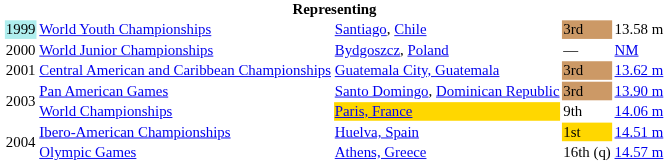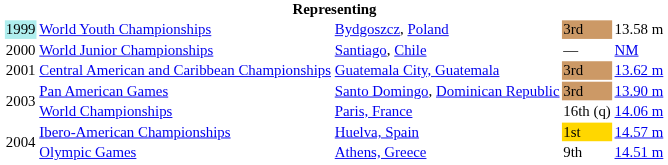(381, 29) Santiago, Chile -> (392, 29) Bydgoszcz, Poland
(392, 50) Bydgoszcz, Poland -> (381, 50) Santiago, Chile
(374, 111) gold background -> (374, 111) no background
(573, 111) 9th -> (587, 111) 16th (q)
(639, 131) 14.51 m -> (639, 131) 14.57 m
(587, 152) 16th (q) -> (573, 152) 9th
(639, 152) 14.57 m -> (639, 152) 14.51 m
